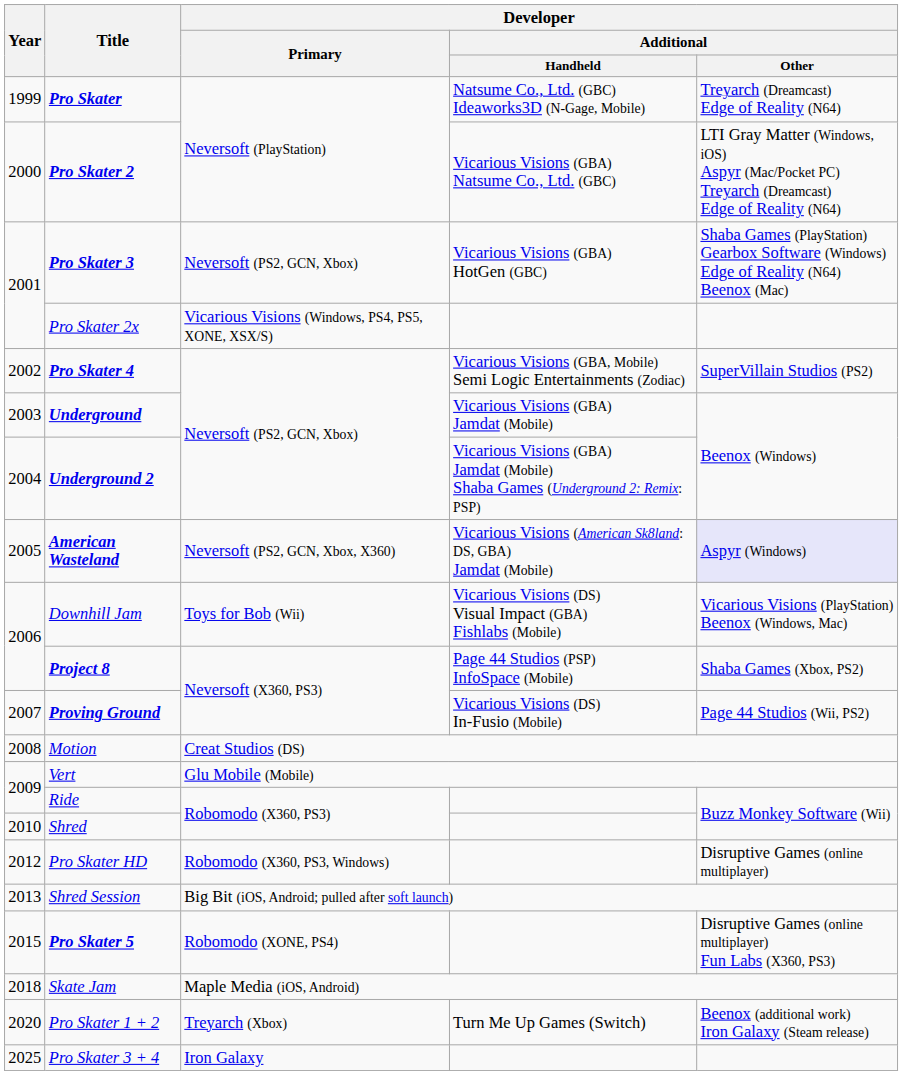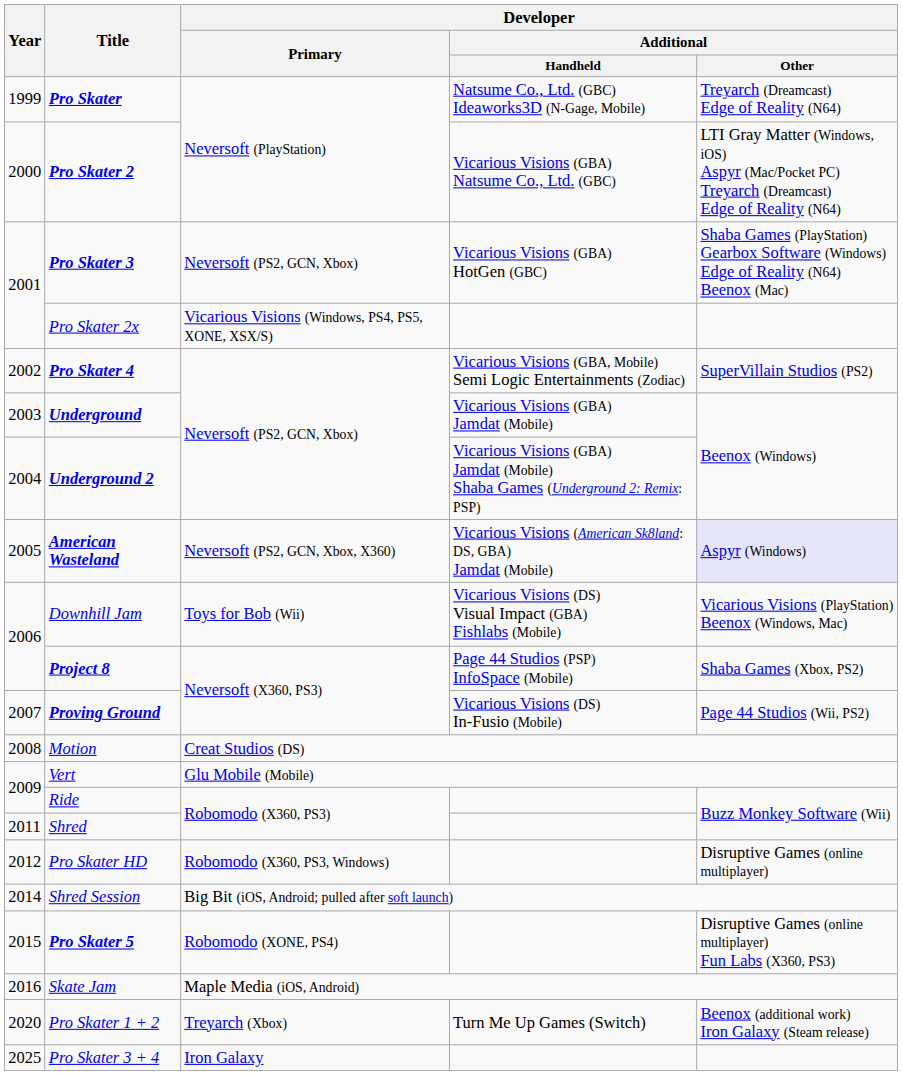(25, 826) 2010 -> (24, 826) 2011
(25, 897) 2013 -> (25, 897) 2014
(25, 986) 2018 -> (25, 986) 2016
